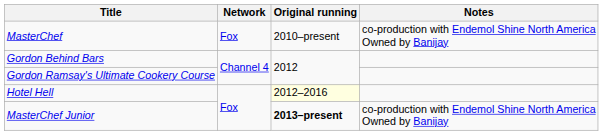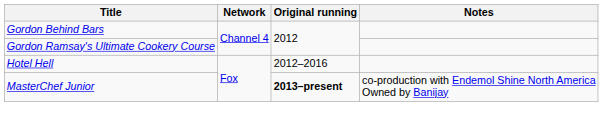- row: (35, 36)
(301, 93) lightyellow background -> (301, 64) no background
